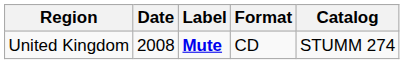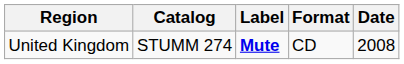columns swapped: (156, 17) <-> (347, 17)
